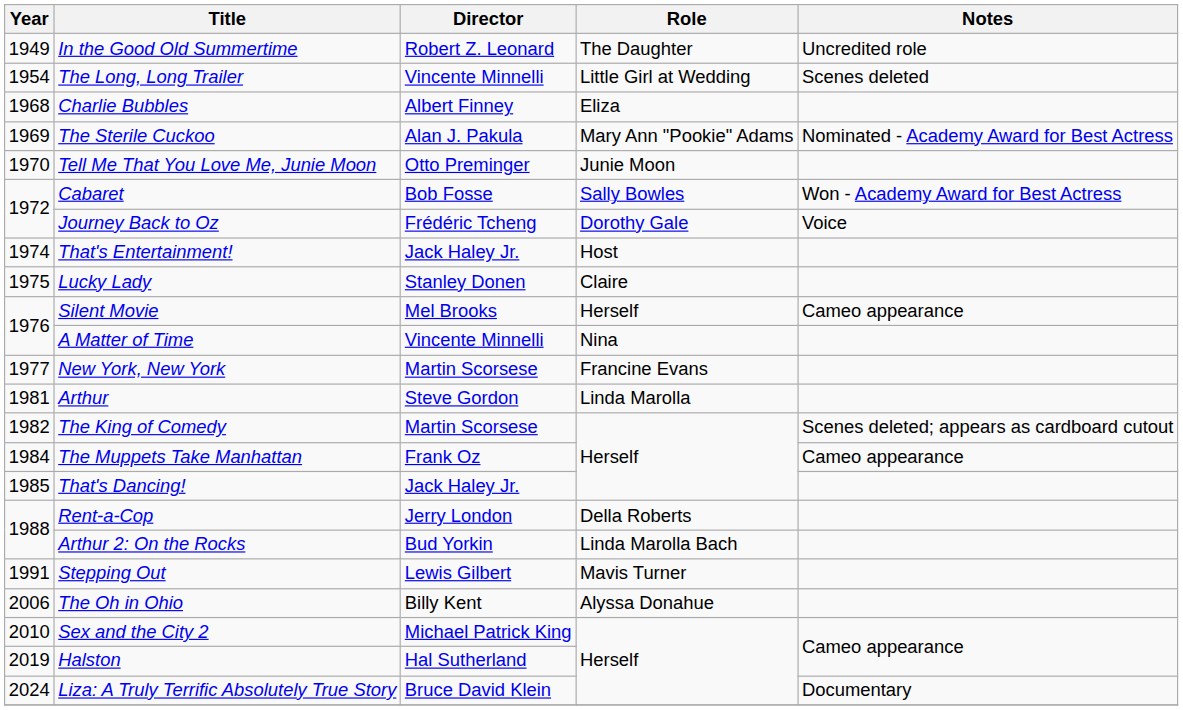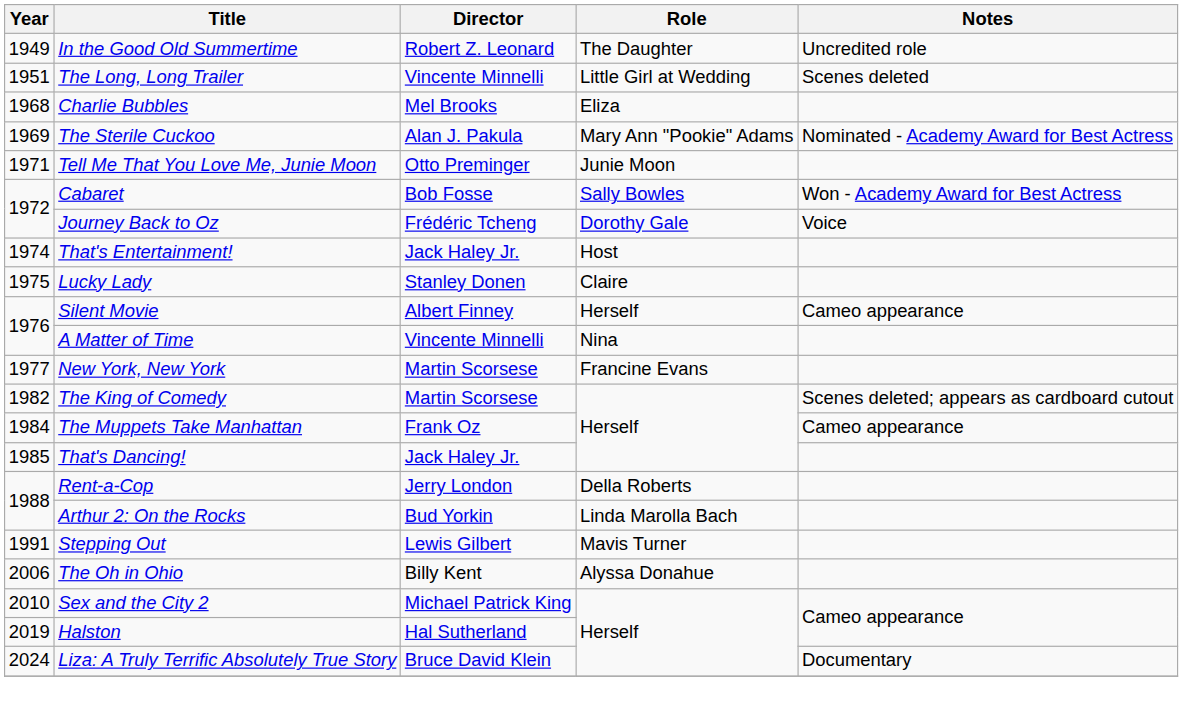(29, 77) 1954 -> (29, 77) 1951
(459, 106) Albert Finney -> (451, 106) Mel Brooks
(29, 164) 1970 -> (29, 164) 1971
(451, 310) Mel Brooks -> (459, 310) Albert Finney
- row: (83, 398)
